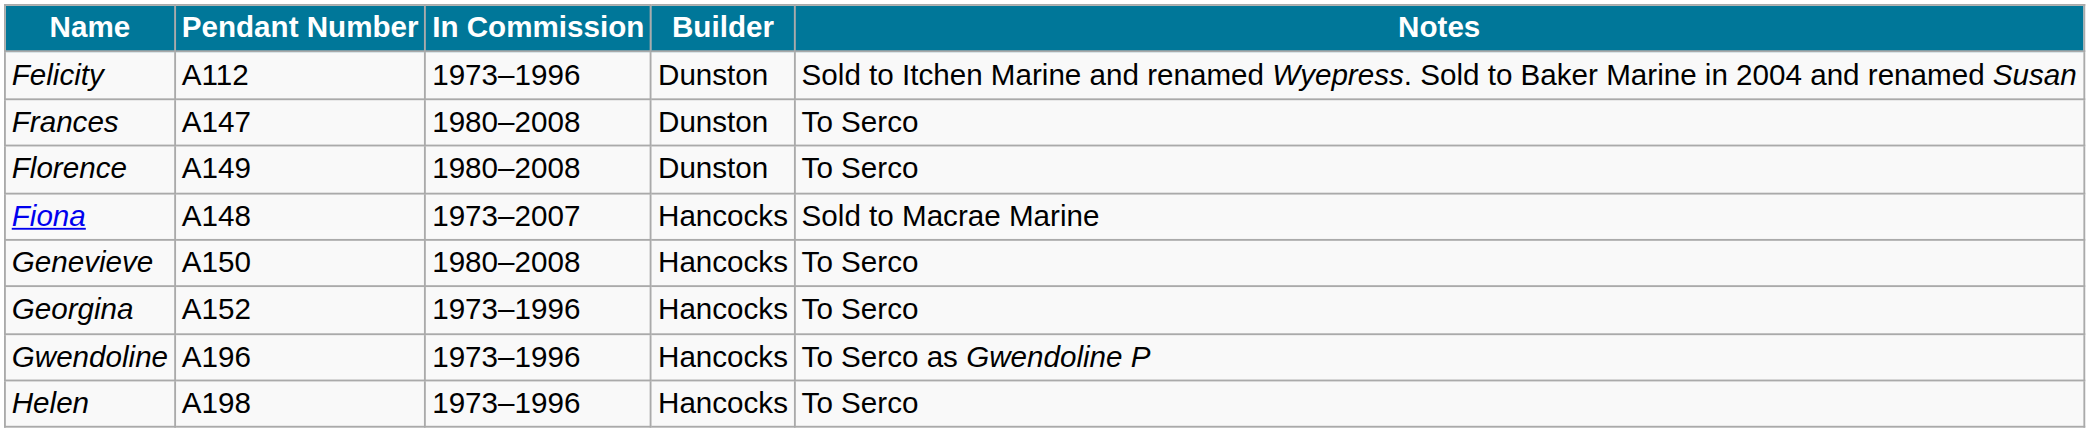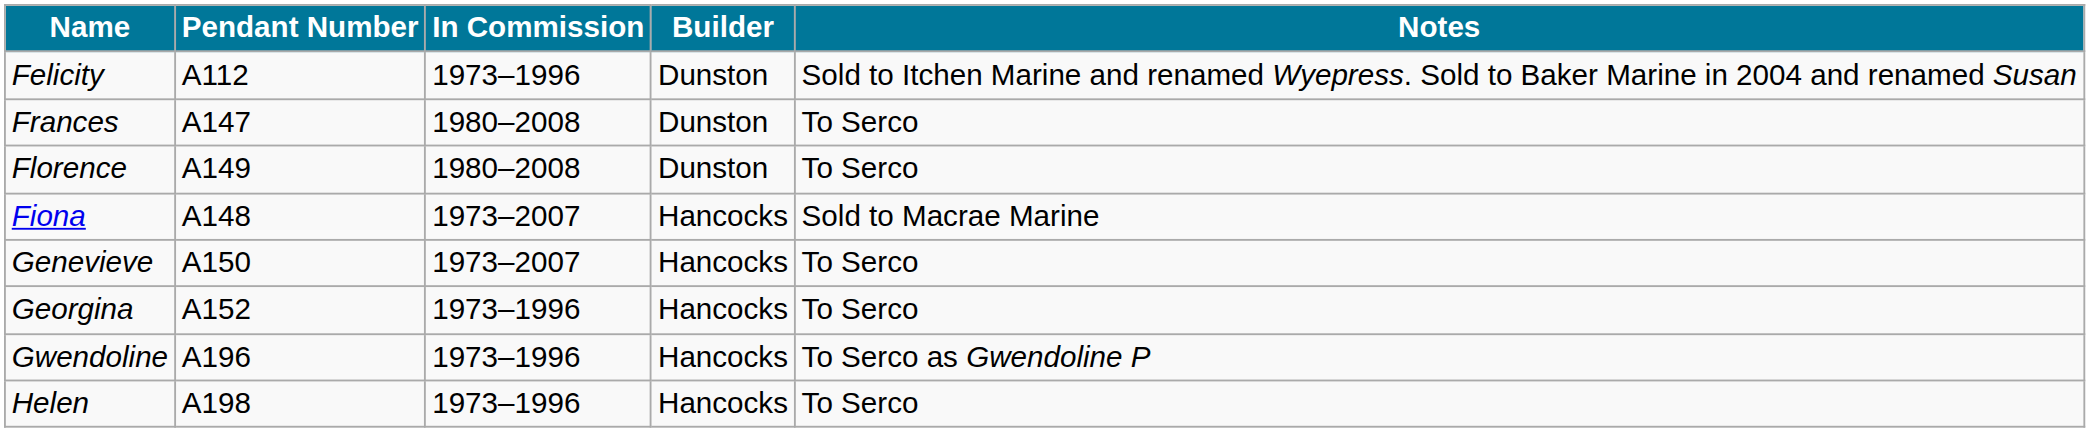(506, 262) 1980–2008 -> (506, 262) 1973–2007
